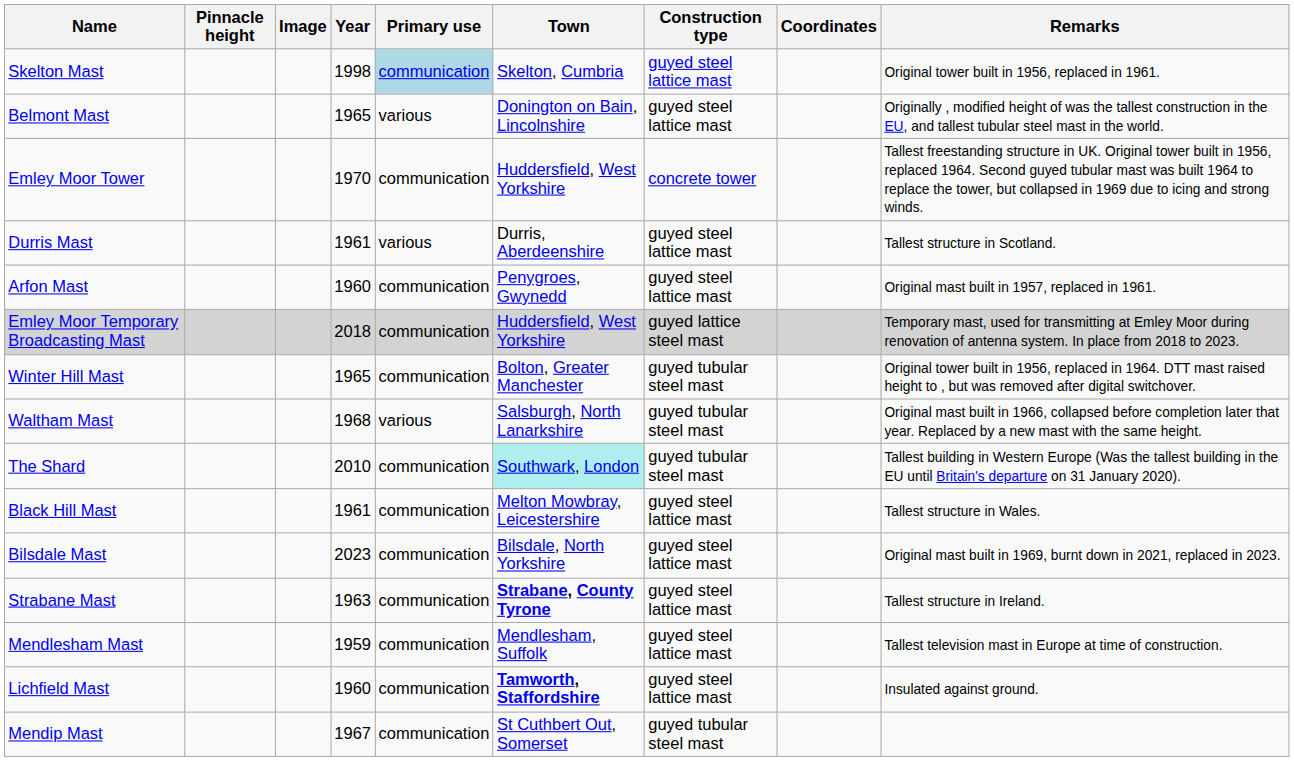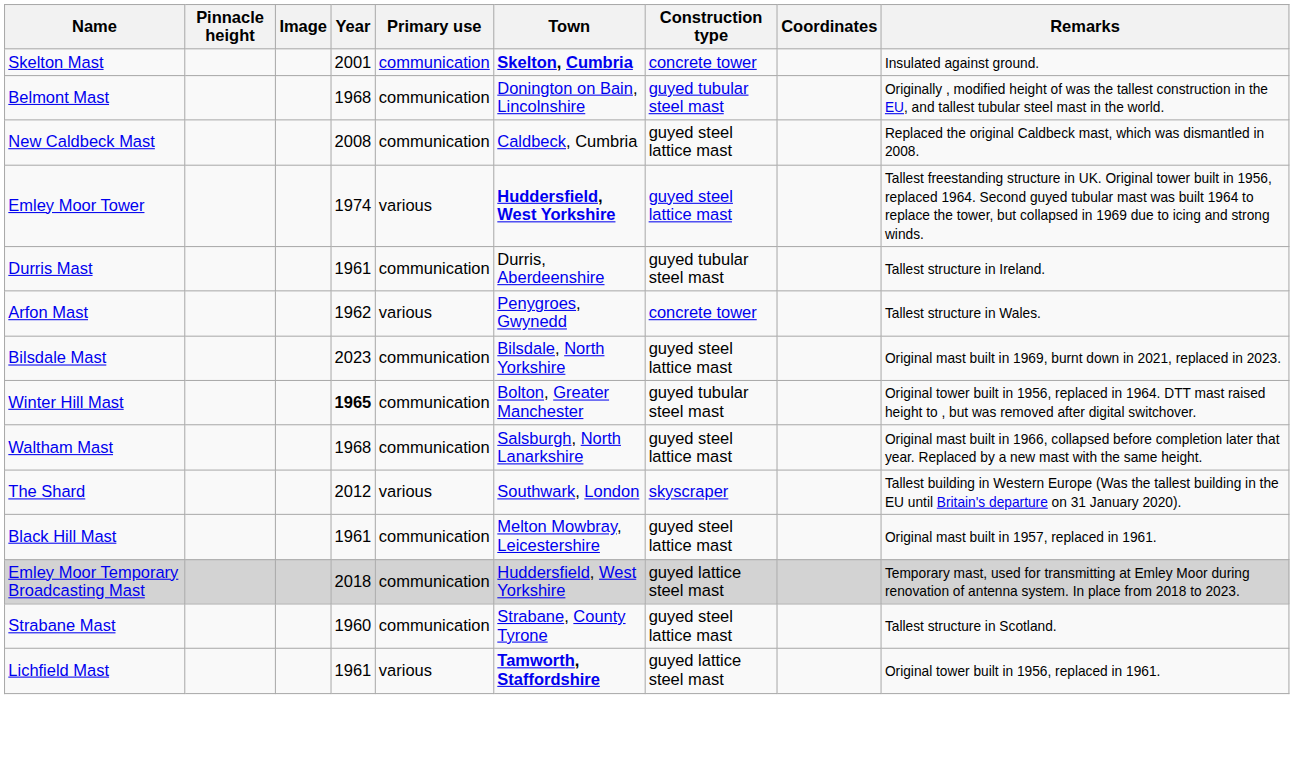(353, 71) 1998 -> (353, 62) 2001
(434, 71) lightblue background -> (434, 62) no background
(560, 71) normal -> (565, 62) bold
(690, 71) guyed steel lattice mast -> (703, 62) concrete tower
(1022, 72) Original tower built in 1956, replaced in 1961. -> (962, 63) Insulated against ground.
(353, 116) 1965 -> (353, 97) 1968
(405, 116) various -> (434, 97) communication
(690, 116) guyed steel lattice mast -> (699, 97) guyed tubular steel mast
+ row: (82, 142)
(353, 179) 1970 -> (353, 205) 1974
(434, 179) communication -> (405, 205) various
(566, 179) normal -> (556, 205) bold
(702, 179) concrete tower -> (691, 205) guyed steel lattice mast
(405, 242) various -> (434, 268) communication
(690, 242) guyed steel lattice mast -> (699, 268) guyed tubular steel mast
(970, 243) Tallest structure in Scotland. -> (965, 269) Tallest structure in Ireland.
(353, 287) 1960 -> (353, 313) 1962
(434, 287) communication -> (405, 313) various
(690, 287) guyed steel lattice mast -> (703, 313) concrete tower
(1020, 288) Original mast built in 1957, replaced in 1961. -> (963, 314) Tallest structure in Wales.
rows swapped: (93, 331) <-> (57, 555)
(353, 376) normal -> (353, 402) bold
(405, 421) various -> (434, 447) communication
(698, 421) guyed tubular steel mast -> (691, 447) guyed steel lattice mast
(353, 466) 2010 -> (353, 492) 2012
(434, 466) communication -> (405, 492) various
(568, 466) paleturquoise background -> (568, 492) no background
(698, 466) guyed tubular steel mast -> (688, 492) skyscraper
(962, 511) Tallest structure in Wales. -> (1021, 537) Original mast built in 1957, replaced in 1961.
(353, 600) 1963 -> (353, 626) 1960
(565, 600) bold -> (561, 626) normal
(965, 601) Tallest structure in Ireland. -> (971, 627) Tallest structure in Scotland.
- row: (76, 644)
(353, 689) 1960 -> (353, 670) 1961
(434, 689) communication -> (405, 670) various
(690, 689) guyed steel lattice mast -> (695, 670) guyed lattice steel mast
(962, 690) Insulated against ground. -> (1023, 671) Original tower built in 1956, replaced in 1961.
- row: (55, 734)
